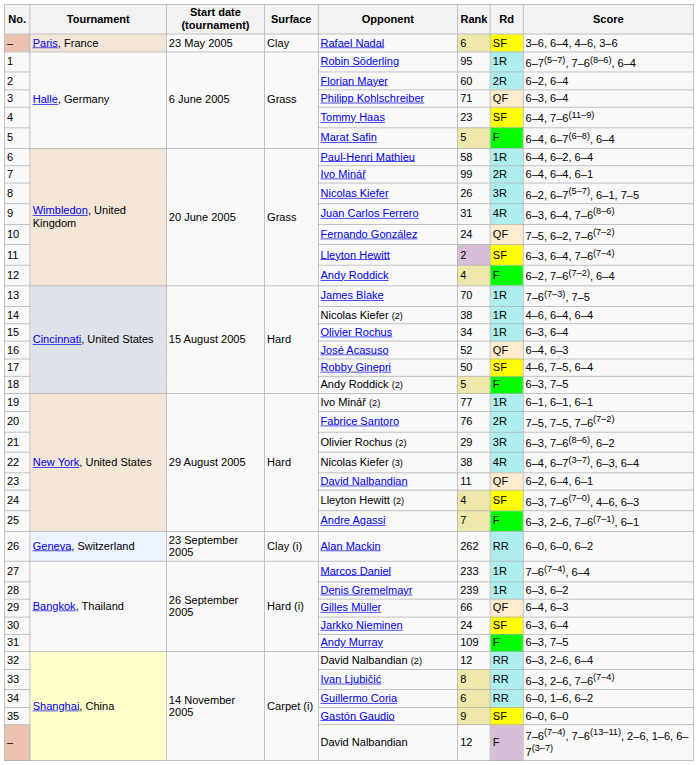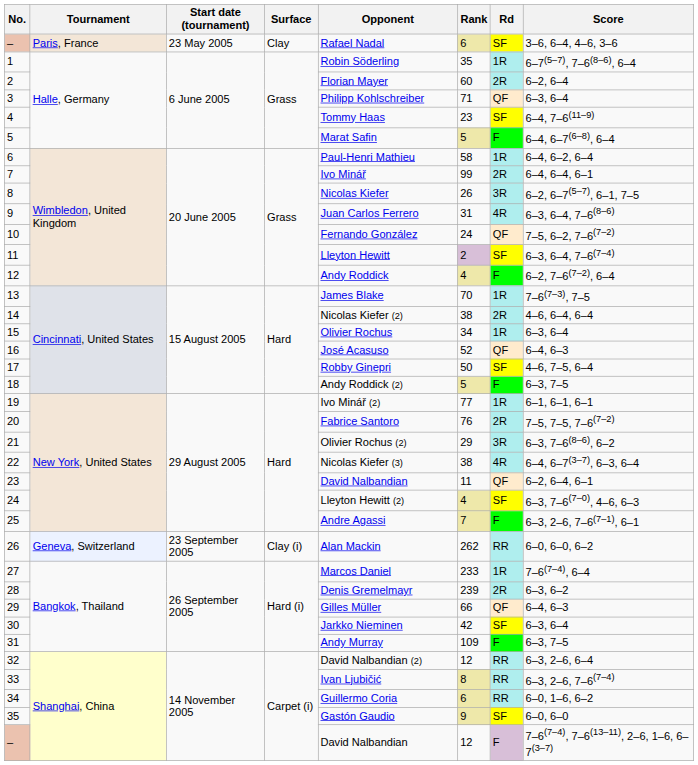(466, 62) 95 -> (466, 62) 35
(500, 315) 1R -> (500, 315) 2R
(500, 590) 1R -> (500, 590) 2R
(466, 625) 24 -> (466, 625) 42
